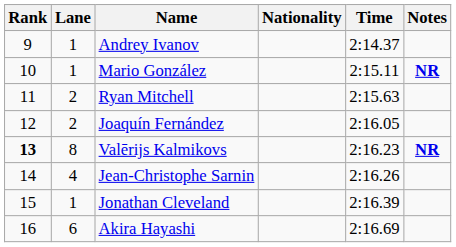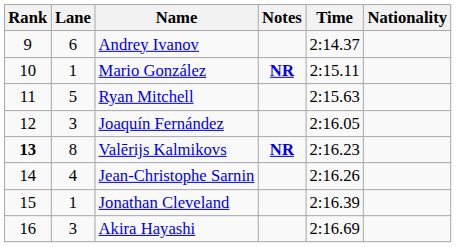columns swapped: (302, 17) <-> (427, 17)
(73, 44) 1 -> (73, 44) 6
(73, 96) 2 -> (73, 96) 5
(73, 123) 2 -> (73, 123) 3
(73, 228) 6 -> (73, 228) 3
